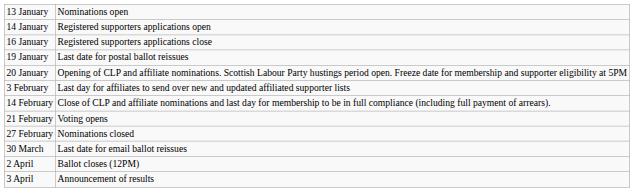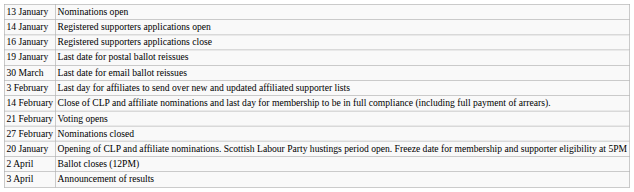rows swapped: (27, 73) <-> (25, 149)
